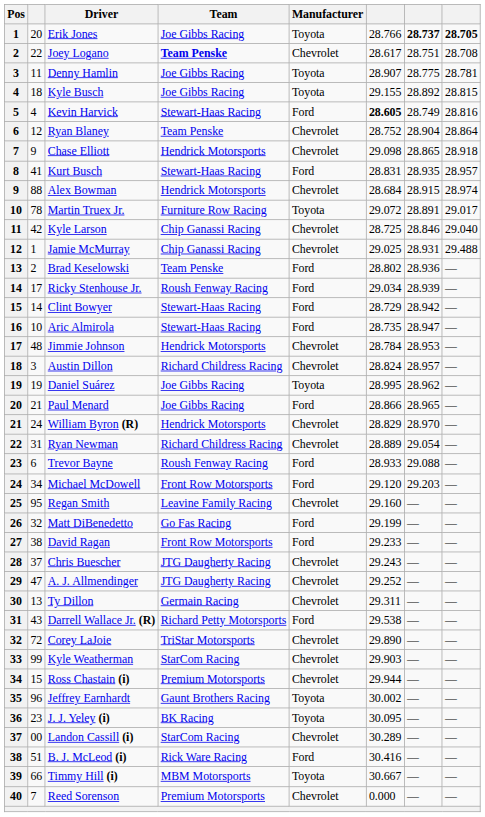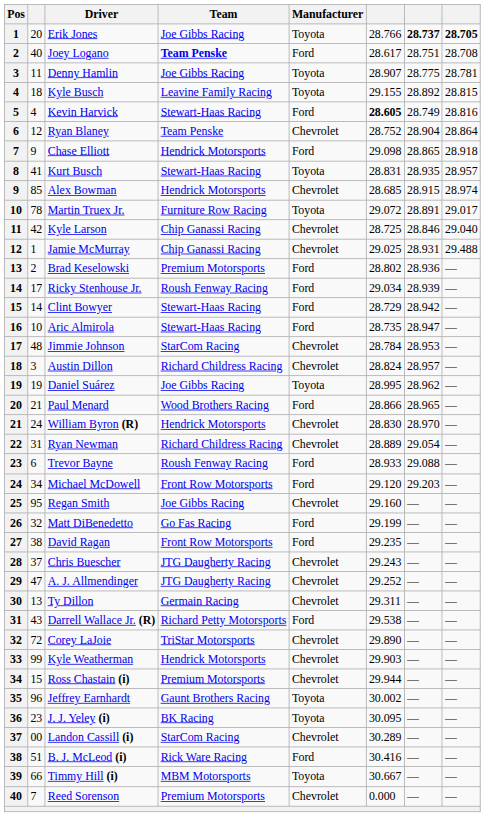(36, 53) 22 -> (36, 53) 40
(315, 53) Chevrolet -> (303, 53) Ford
(202, 92) Joe Gibbs Racing -> (216, 92) Leavine Family Racing
(315, 151) Chevrolet -> (303, 151) Ford
(303, 170) Ford -> (308, 170) Toyota
(36, 190) 88 -> (36, 190) 85
(385, 190) 28.684 -> (385, 190) 28.685
(192, 268) Team Penske -> (213, 268) Premium Motorsports
(213, 346) Hendrick Motorsports -> (200, 346) StarCom Racing
(202, 405) Joe Gibbs Racing -> (215, 405) Wood Brothers Racing
(385, 424) 28.829 -> (385, 424) 28.830
(216, 503) Leavine Family Racing -> (202, 503) Joe Gibbs Racing
(385, 542) 29.233 -> (385, 542) 29.235
(200, 659) StarCom Racing -> (213, 659) Hendrick Motorsports
